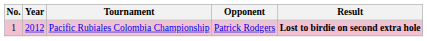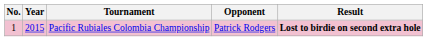(35, 28) 2012 -> (35, 28) 2015
